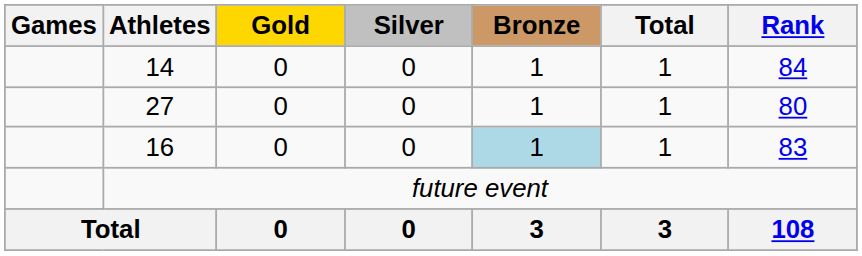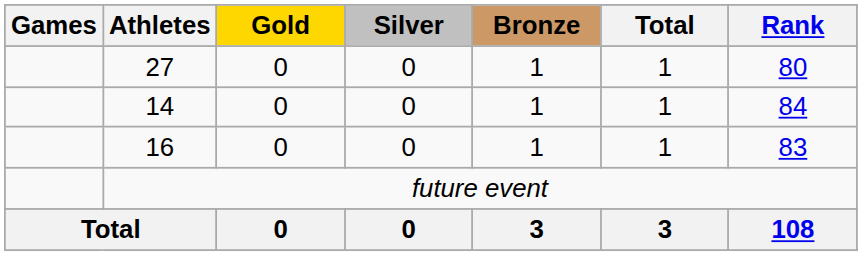rows swapped: (160, 66) <-> (160, 107)
(537, 148) lightblue background -> (537, 148) no background
